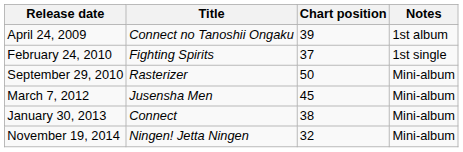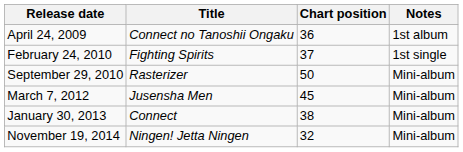(307, 34) 39 -> (307, 34) 36
